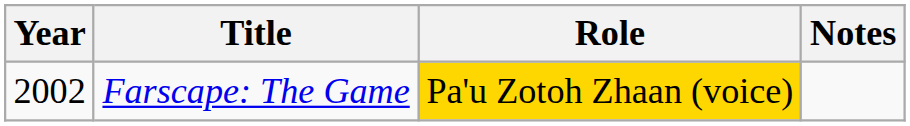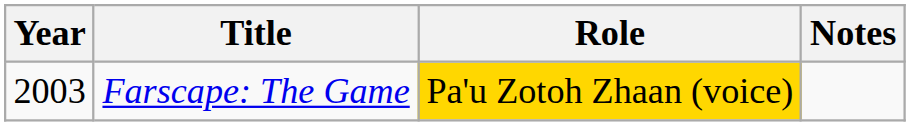(50, 90) 2002 -> (50, 90) 2003
